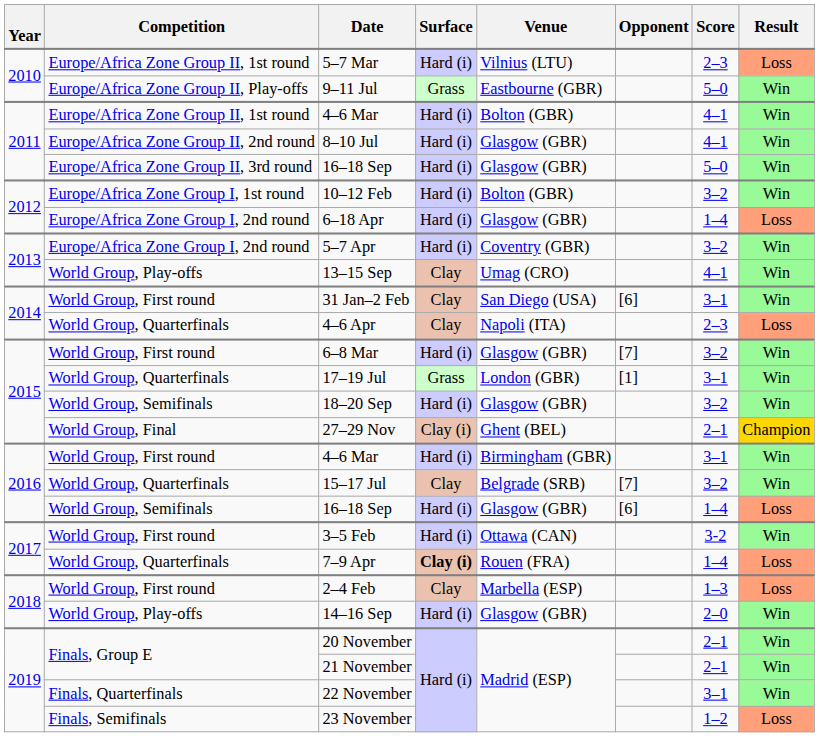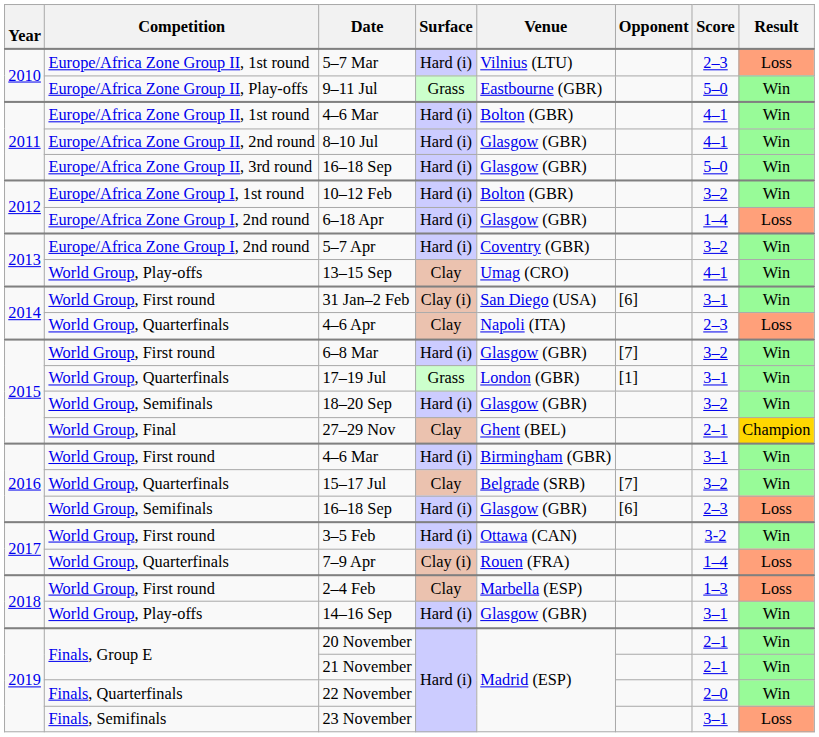(446, 299) Clay -> (446, 299) Clay (i)
(446, 430) Clay (i) -> (446, 430) Clay
(715, 508) 1–4 -> (715, 508) 2–3
(446, 561) bold -> (446, 561) normal
(715, 614) 2–0 -> (715, 614) 3–1
(715, 693) 3–1 -> (715, 693) 2–0
(715, 718) 1–2 -> (715, 718) 3–1
